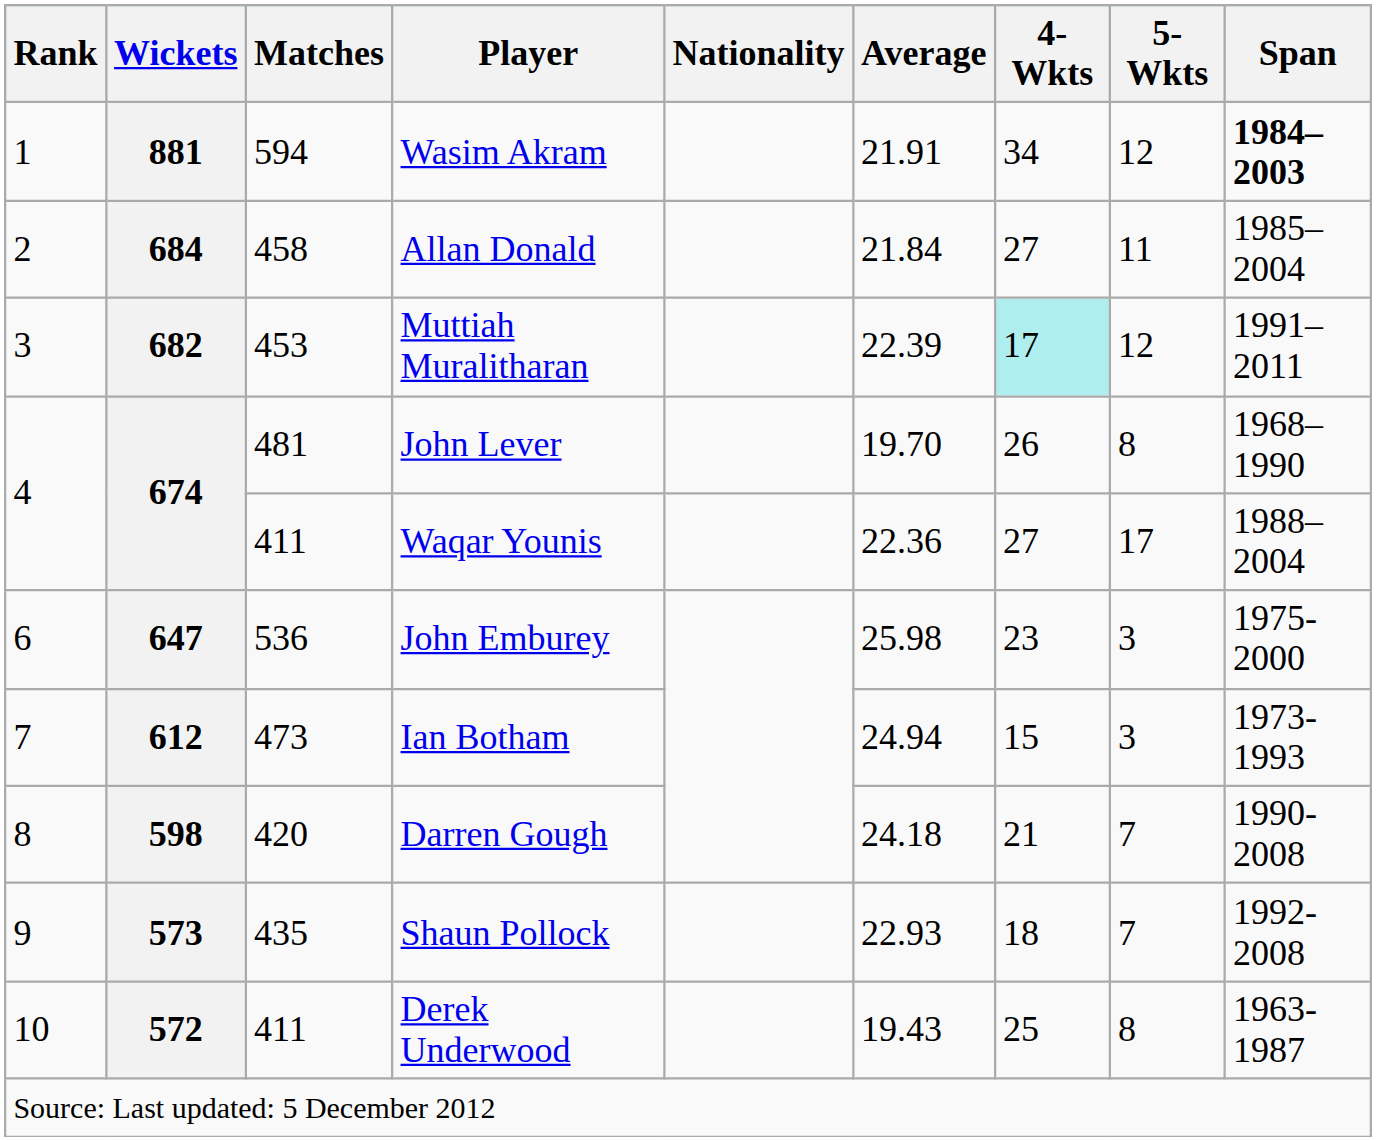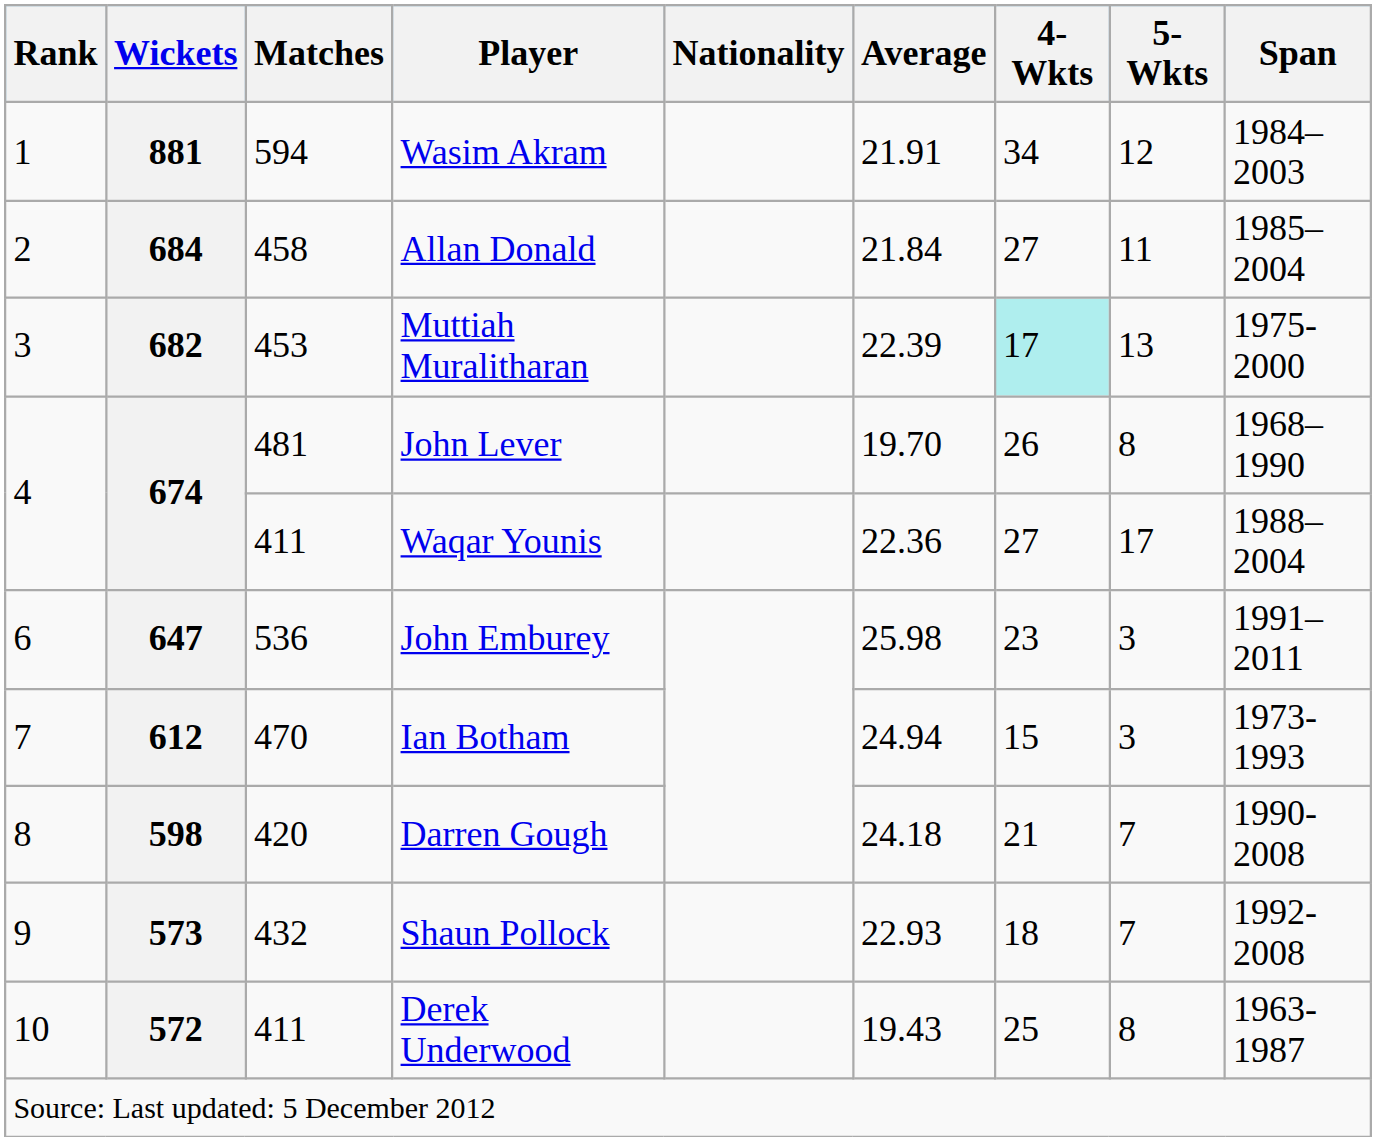(1278, 150) bold -> (1278, 150) normal
(1136, 346) 12 -> (1136, 346) 13
(1278, 346) 1991–2011 -> (1275, 346) 1975-2000
(1275, 638) 1975-2000 -> (1278, 638) 1991–2011
(281, 736) 473 -> (281, 736) 470
(281, 931) 435 -> (281, 931) 432
